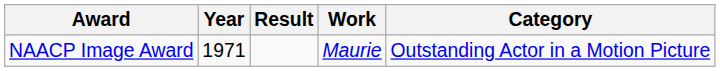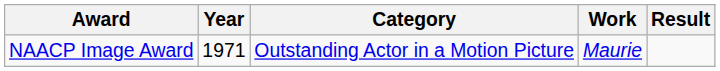columns swapped: (550, 19) <-> (284, 19)
